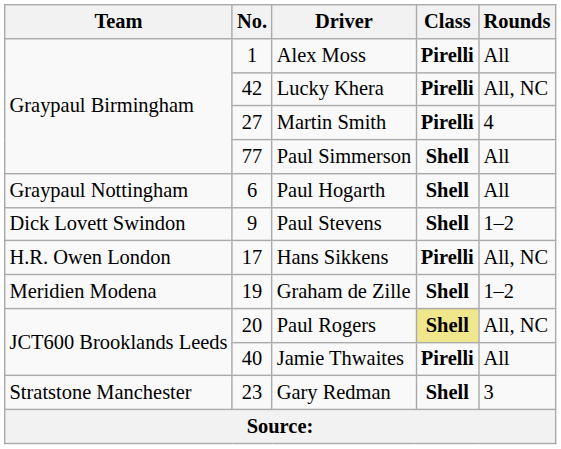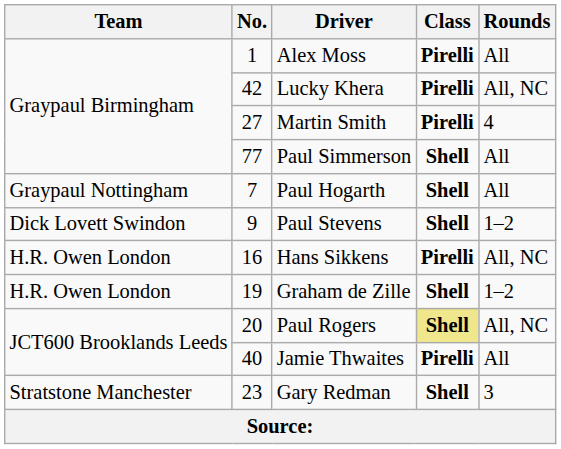(252, 190) 6 -> (252, 190) 7
(252, 257) 17 -> (252, 257) 16
(83, 291) Meridien Modena -> (90, 291) H.R. Owen London
